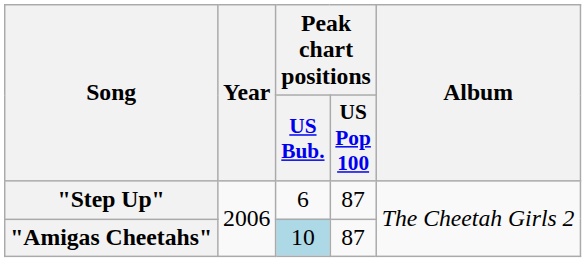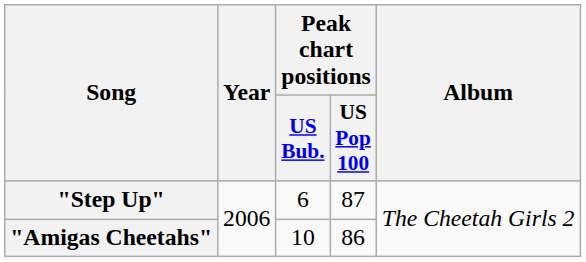(303, 237) lightblue background -> (303, 237) no background
(353, 237) 87 -> (353, 237) 86
